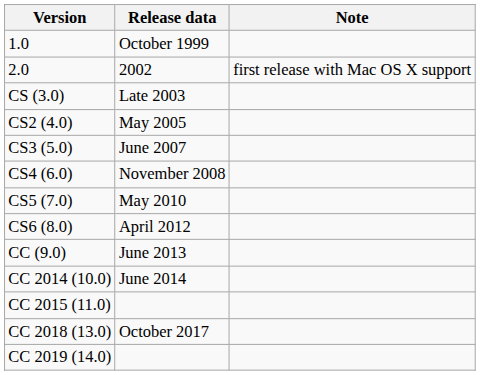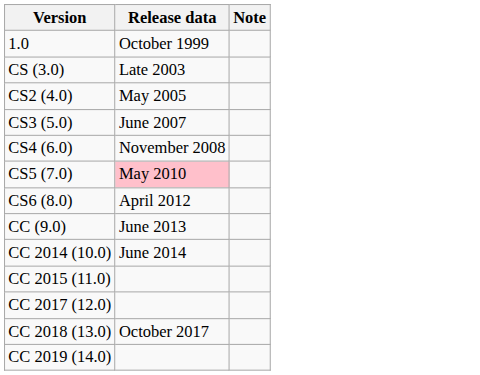- row: (19, 69)
(153, 200) no background -> (153, 174) pink background
+ row: (60, 305)
